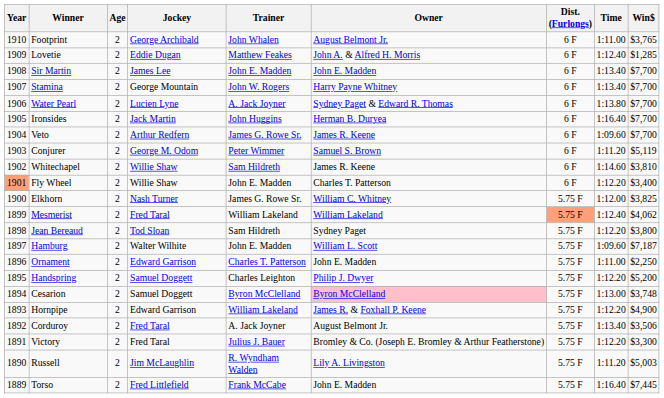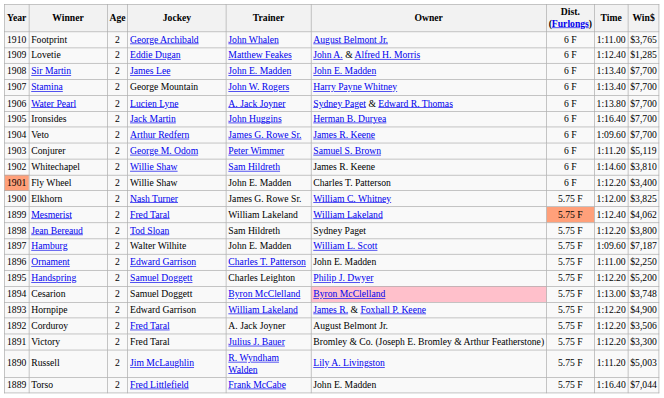(611, 326) 1:13.40 -> (611, 326) 1:12.20
(644, 385) $7,445 -> (644, 385) $7,044
